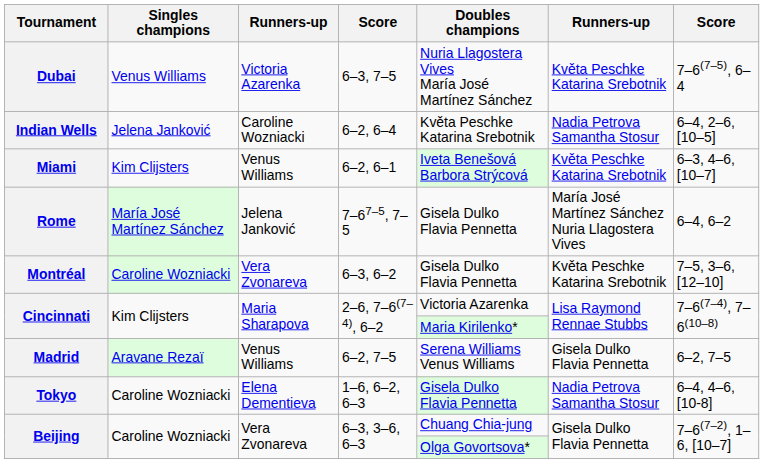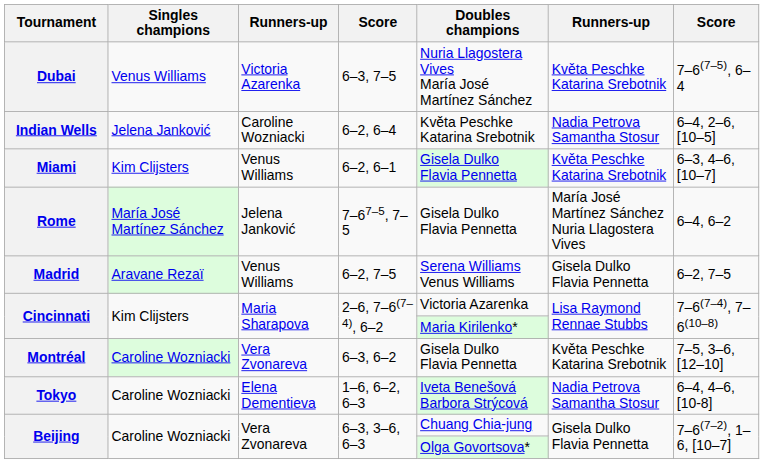(474, 167) Iveta Benešová Barbora Strýcová -> (468, 167) Gisela Dulko Flavia Pennetta
rows swapped: (56, 357) <-> (56, 274)
(468, 395) Gisela Dulko Flavia Pennetta -> (474, 395) Iveta Benešová Barbora Strýcová
